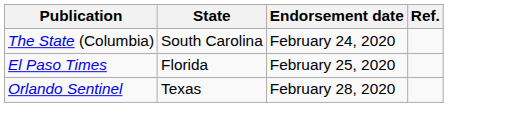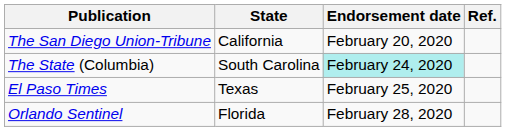+ row: (109, 41)
(333, 41) no background -> (389, 65) paleturquoise background
(185, 65) Florida -> (238, 89) Texas
(181, 89) Texas -> (241, 114) Florida
